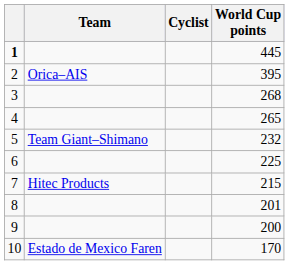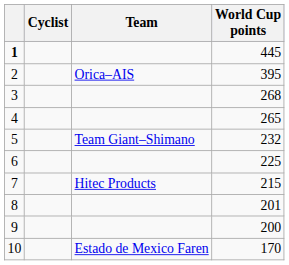columns swapped: (188, 23) <-> (95, 23)
